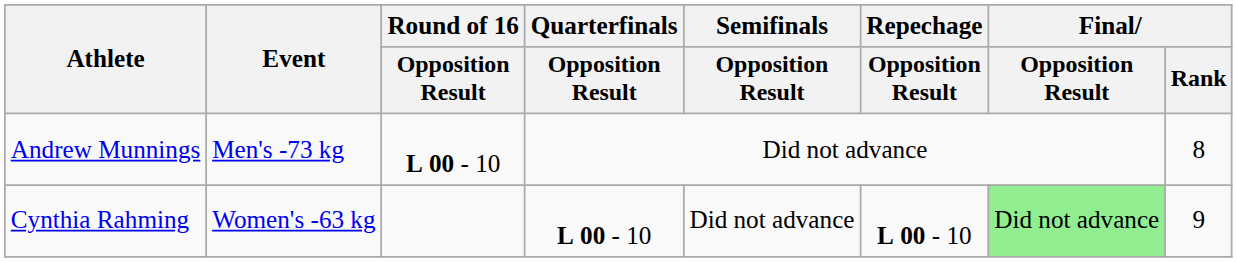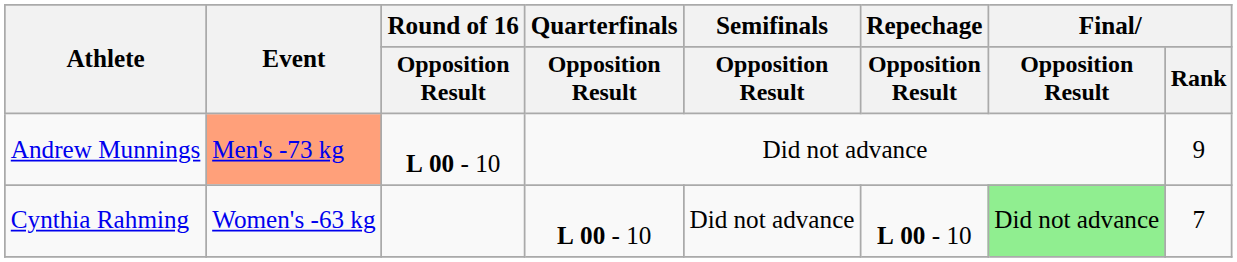(278, 149) no background -> (278, 149) lightsalmon background
(1199, 149) 8 -> (1199, 149) 9
(1199, 220) 9 -> (1199, 220) 7
